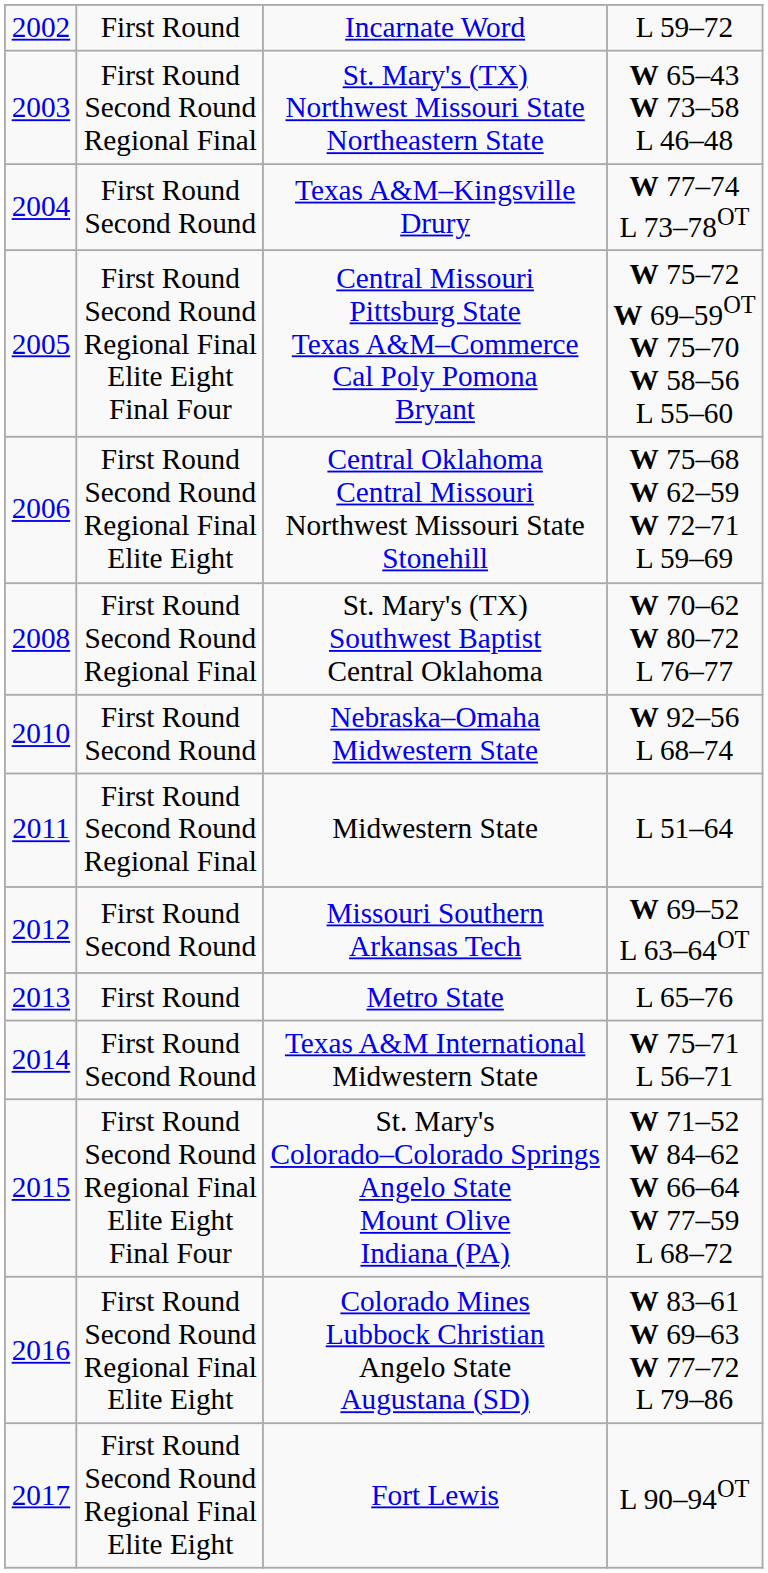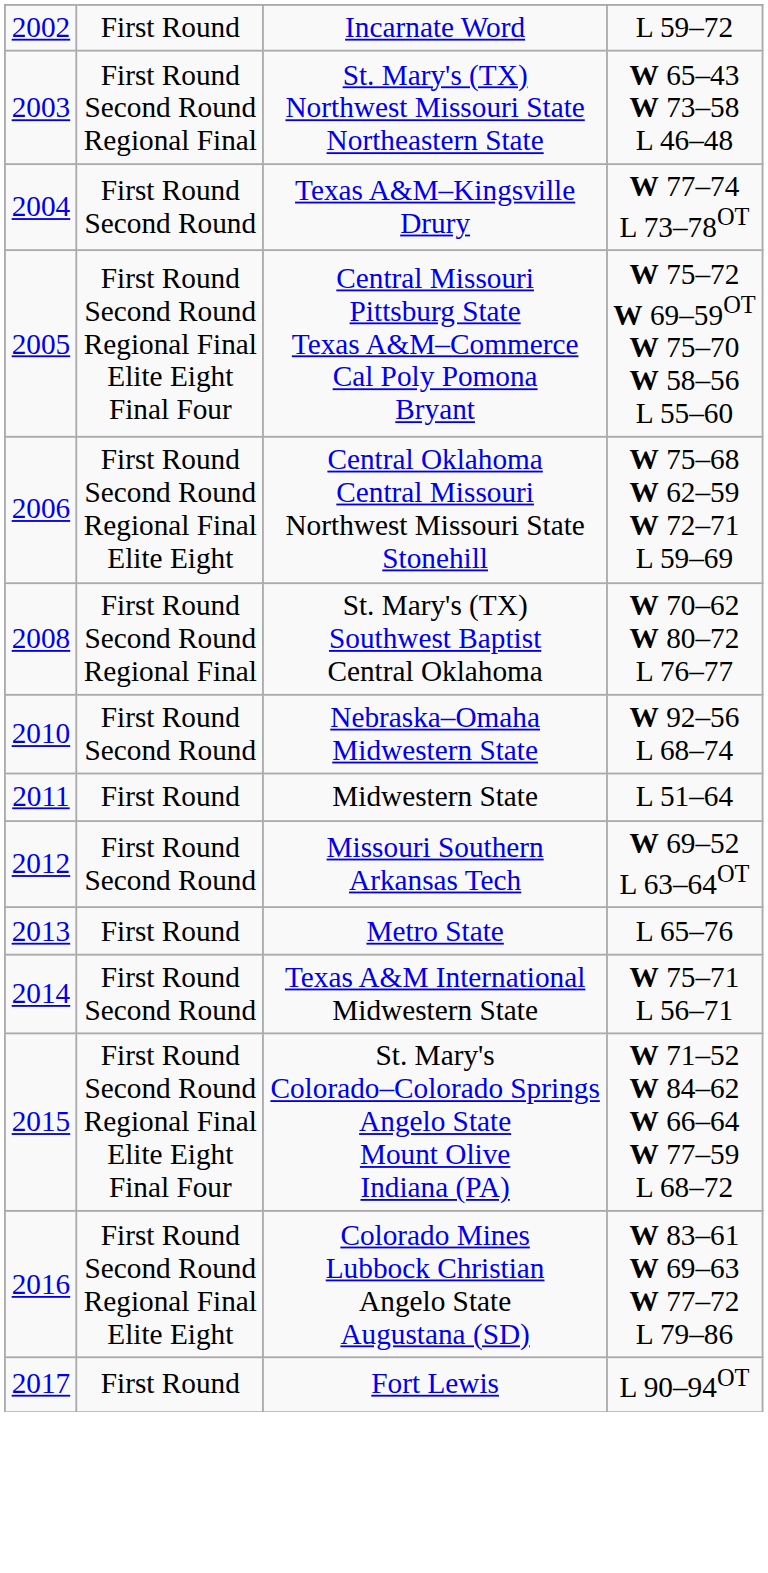(170, 829) First Round Second Round Regional Final -> (170, 796) First Round
(170, 1495) First Round Second Round Regional Final Elite Eight -> (170, 1383) First Round
